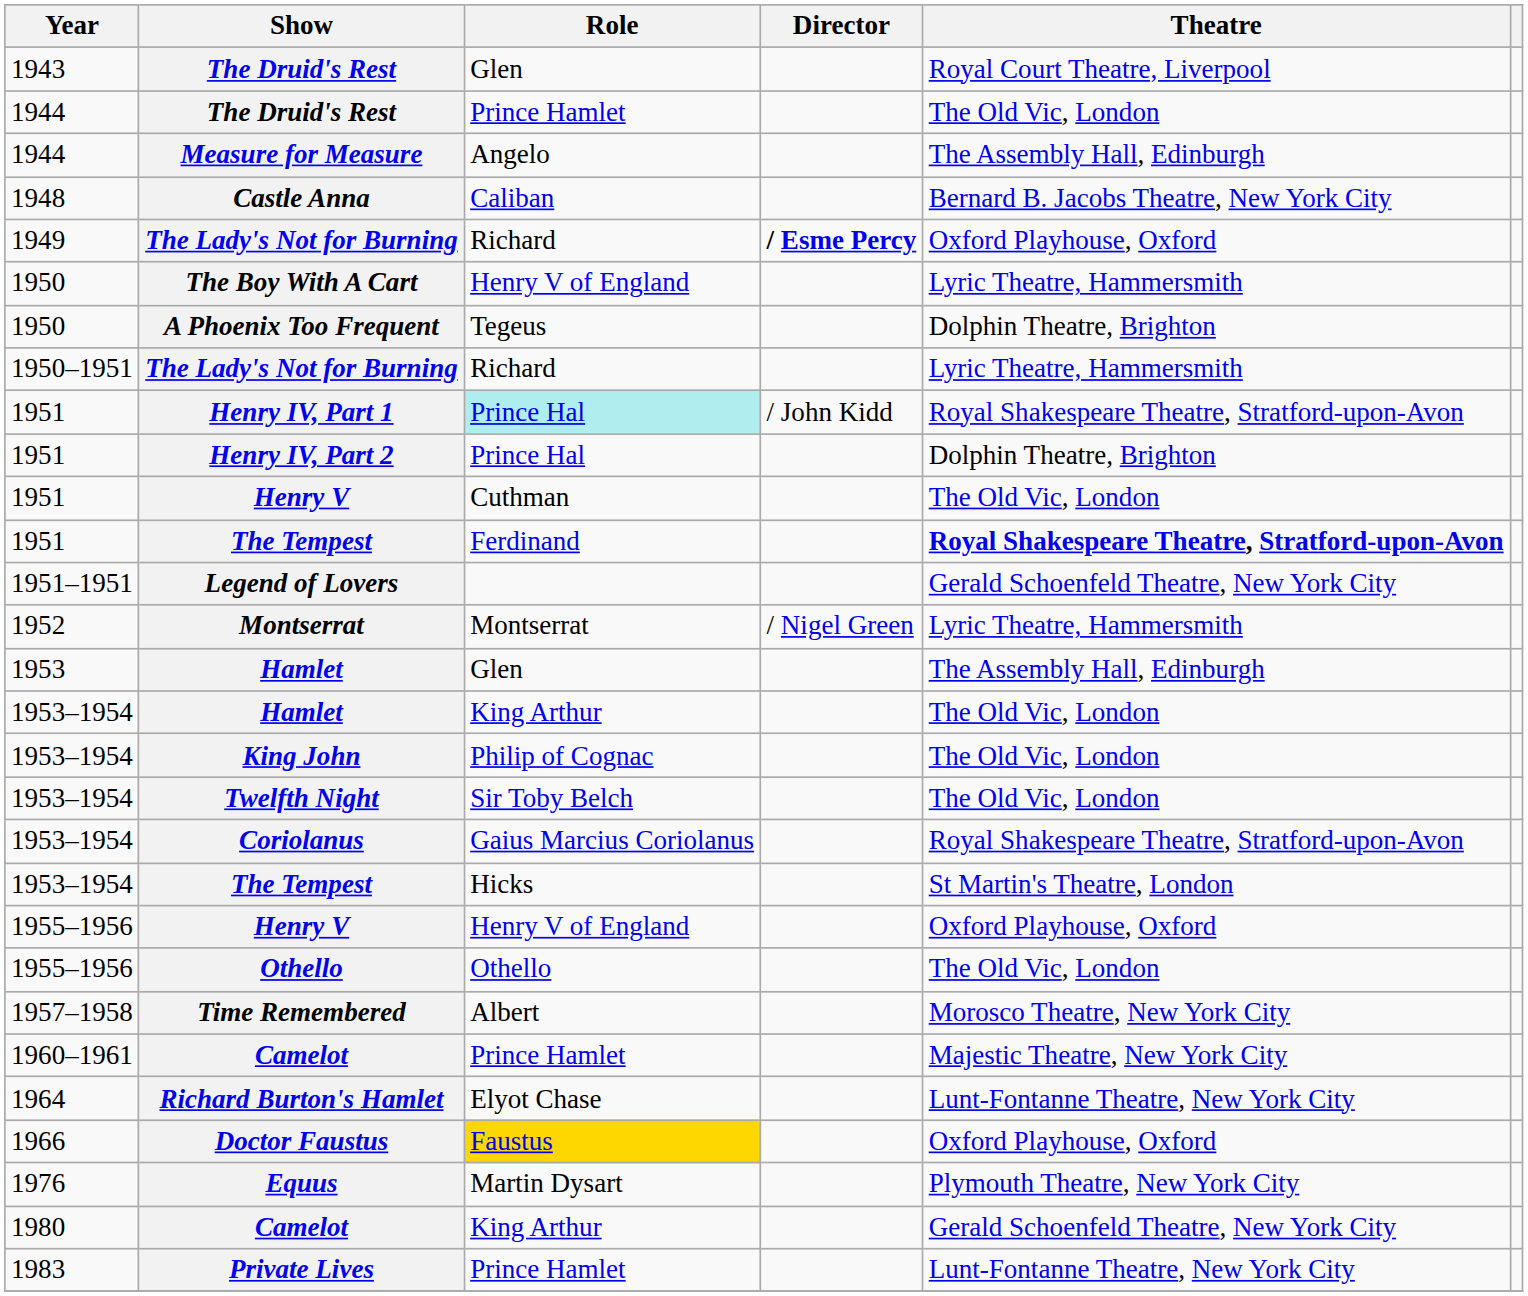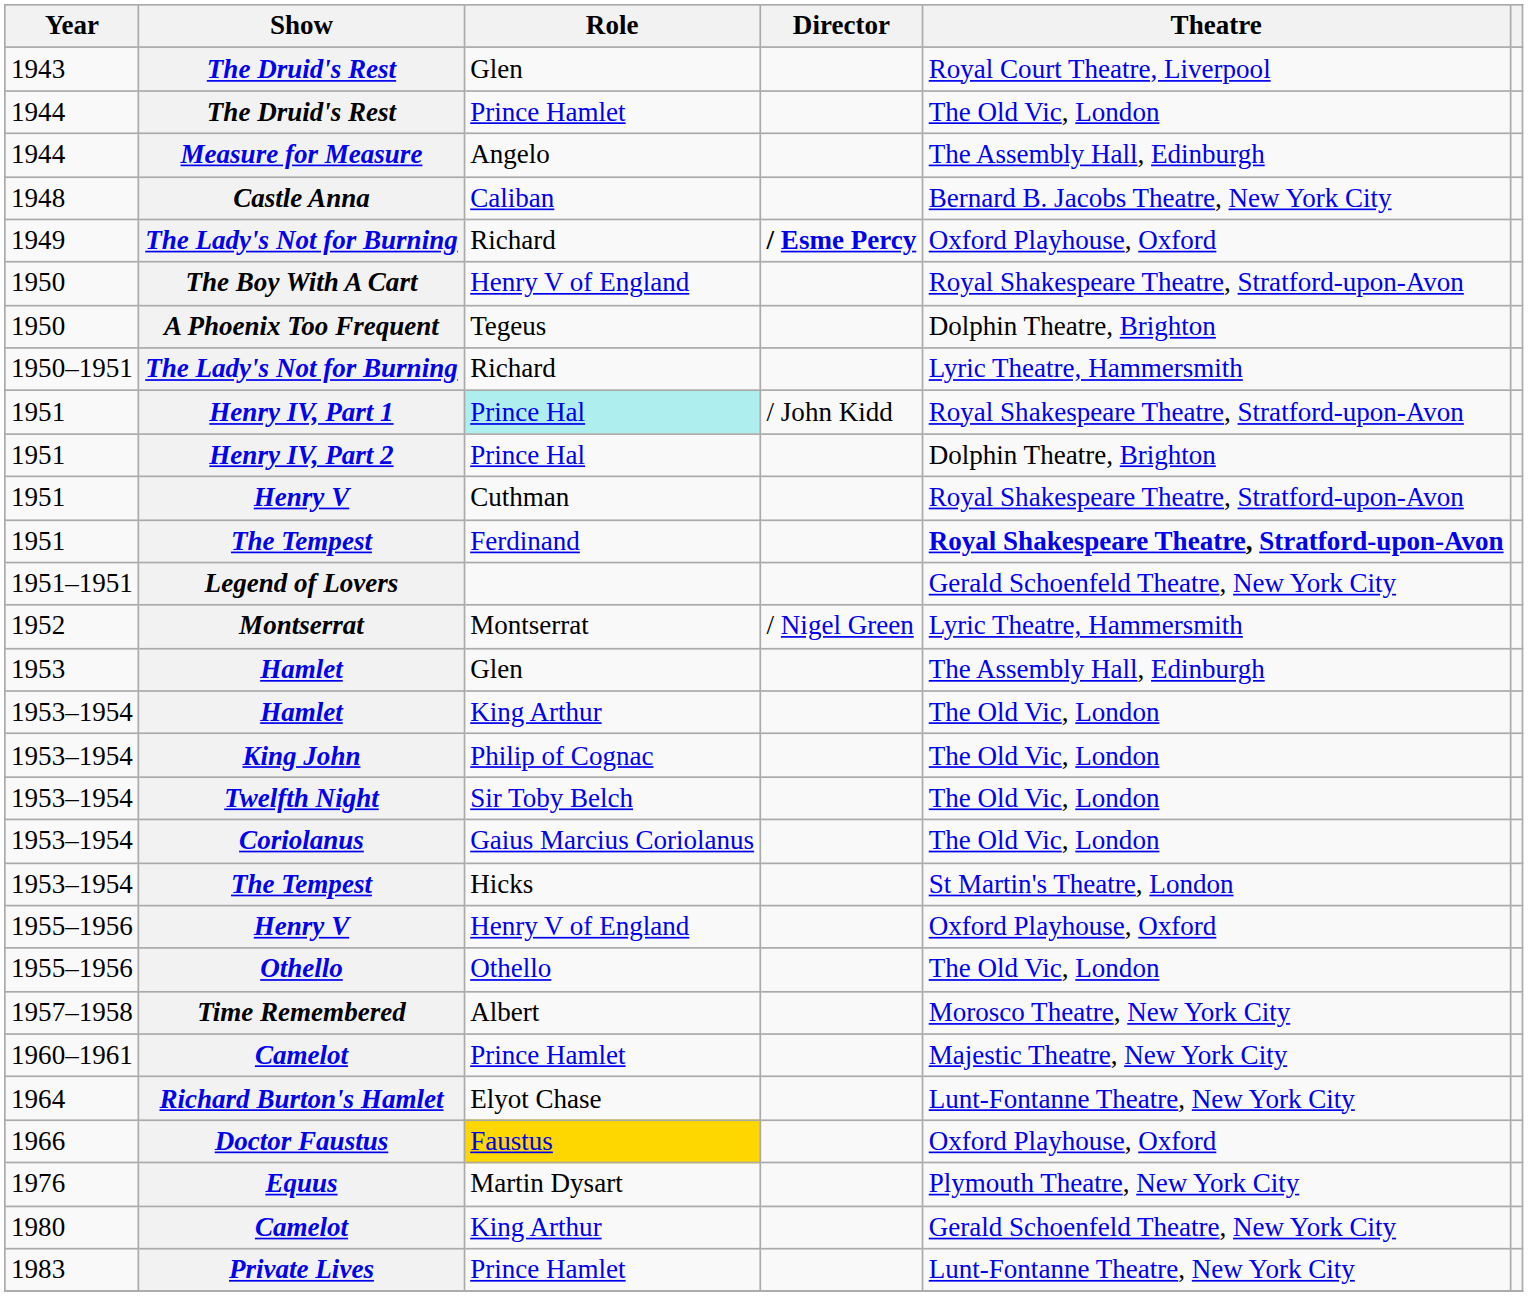(1086, 283) Lyric Theatre, Hammersmith -> (1196, 283) Royal Shakespeare Theatre, Stratford-upon-Avon
(1044, 497) The Old Vic, London -> (1196, 497) Royal Shakespeare Theatre, Stratford-upon-Avon
(1196, 840) Royal Shakespeare Theatre, Stratford-upon-Avon -> (1044, 840) The Old Vic, London
